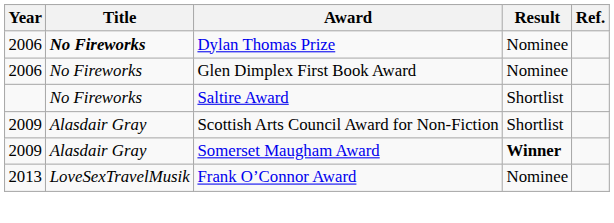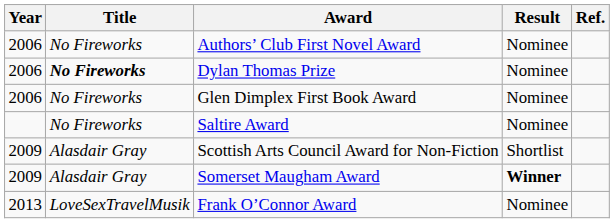+ row: (309, 44)
(535, 97) Shortlist -> (537, 124) Nominee
